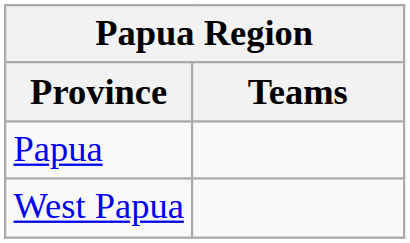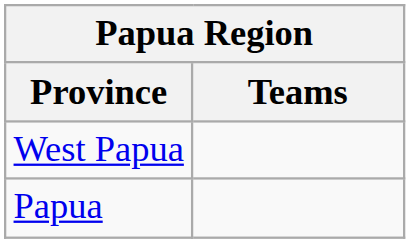rows swapped: (99, 206) <-> (58, 149)
